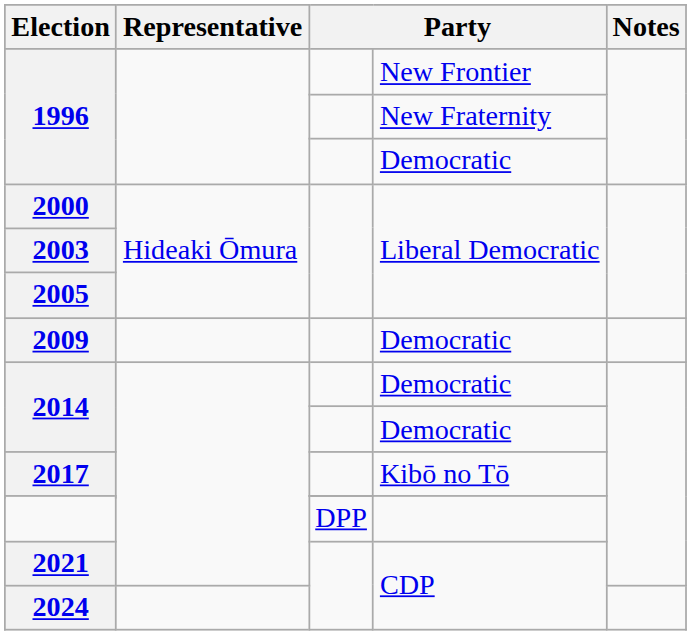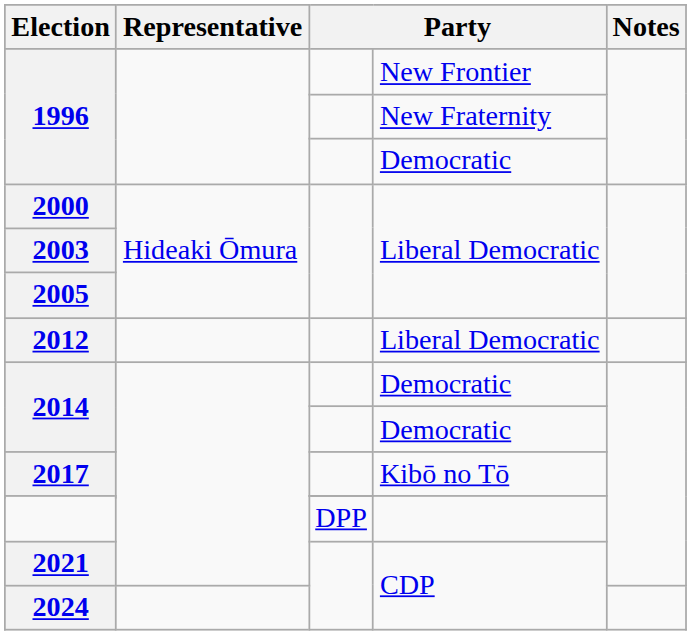- row: (61, 339)
+ row: (61, 339)
